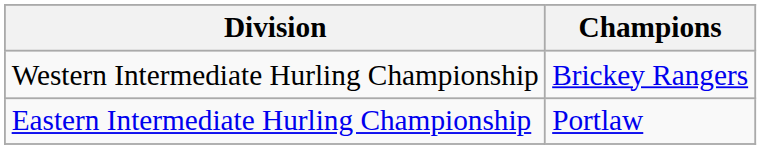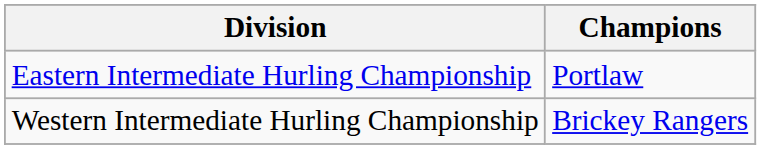rows swapped: (271, 120) <-> (275, 74)
